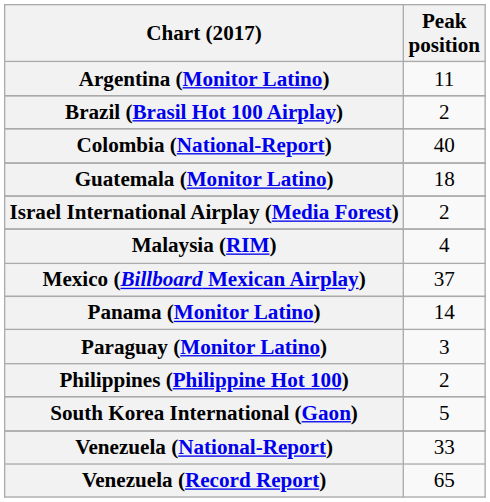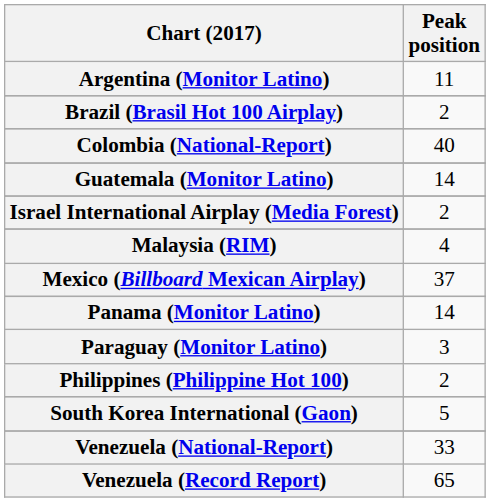(444, 178) 18 -> (444, 178) 14
